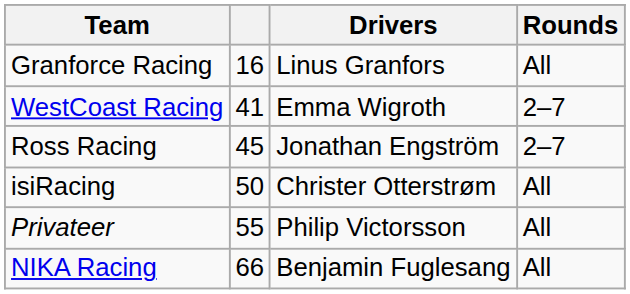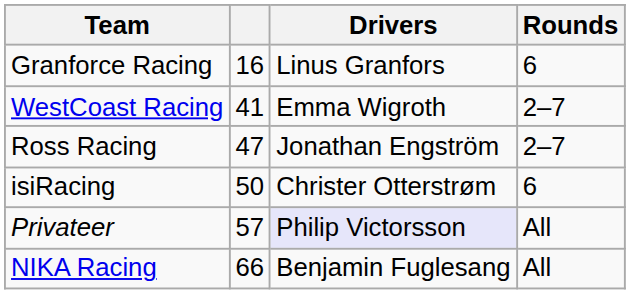(537, 65) All -> (530, 65) 6
(250, 146) 45 -> (250, 146) 47
(537, 187) All -> (530, 187) 6
(250, 227) 55 -> (250, 227) 57
(371, 227) no background -> (371, 227) lavender background
